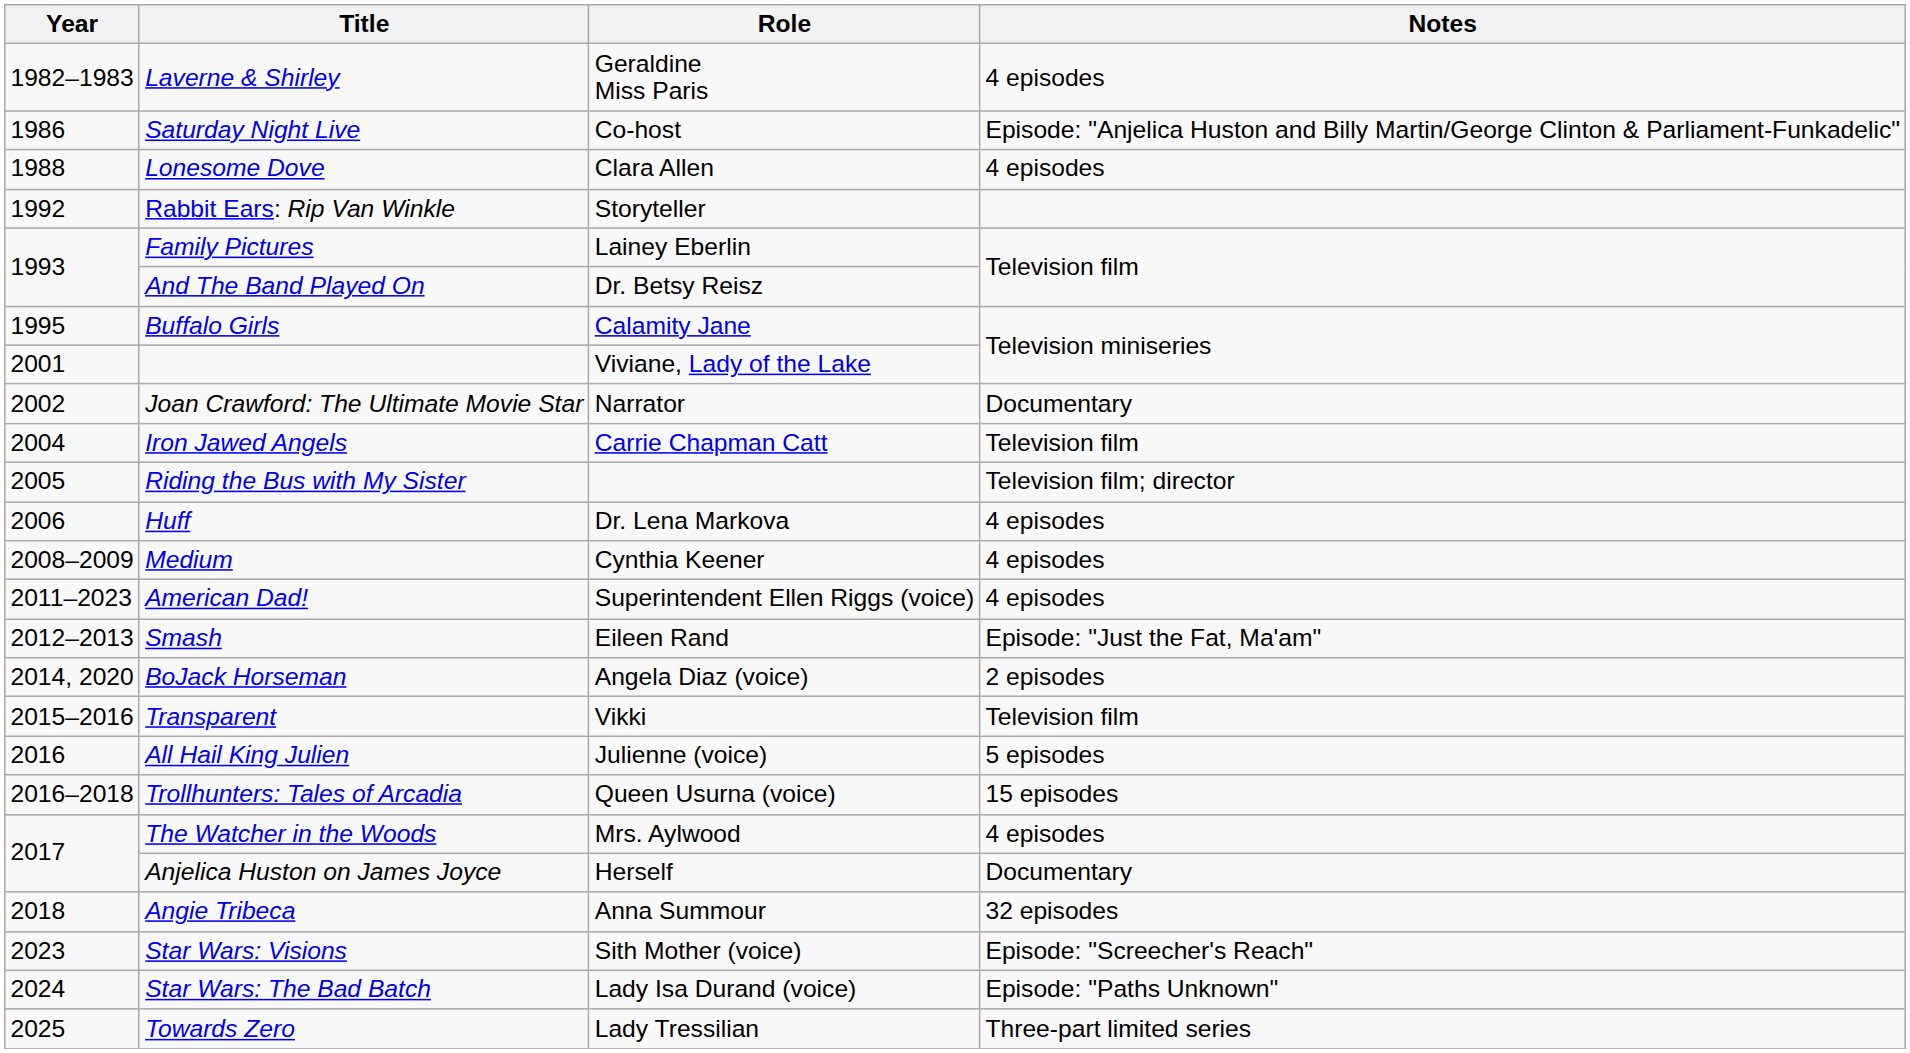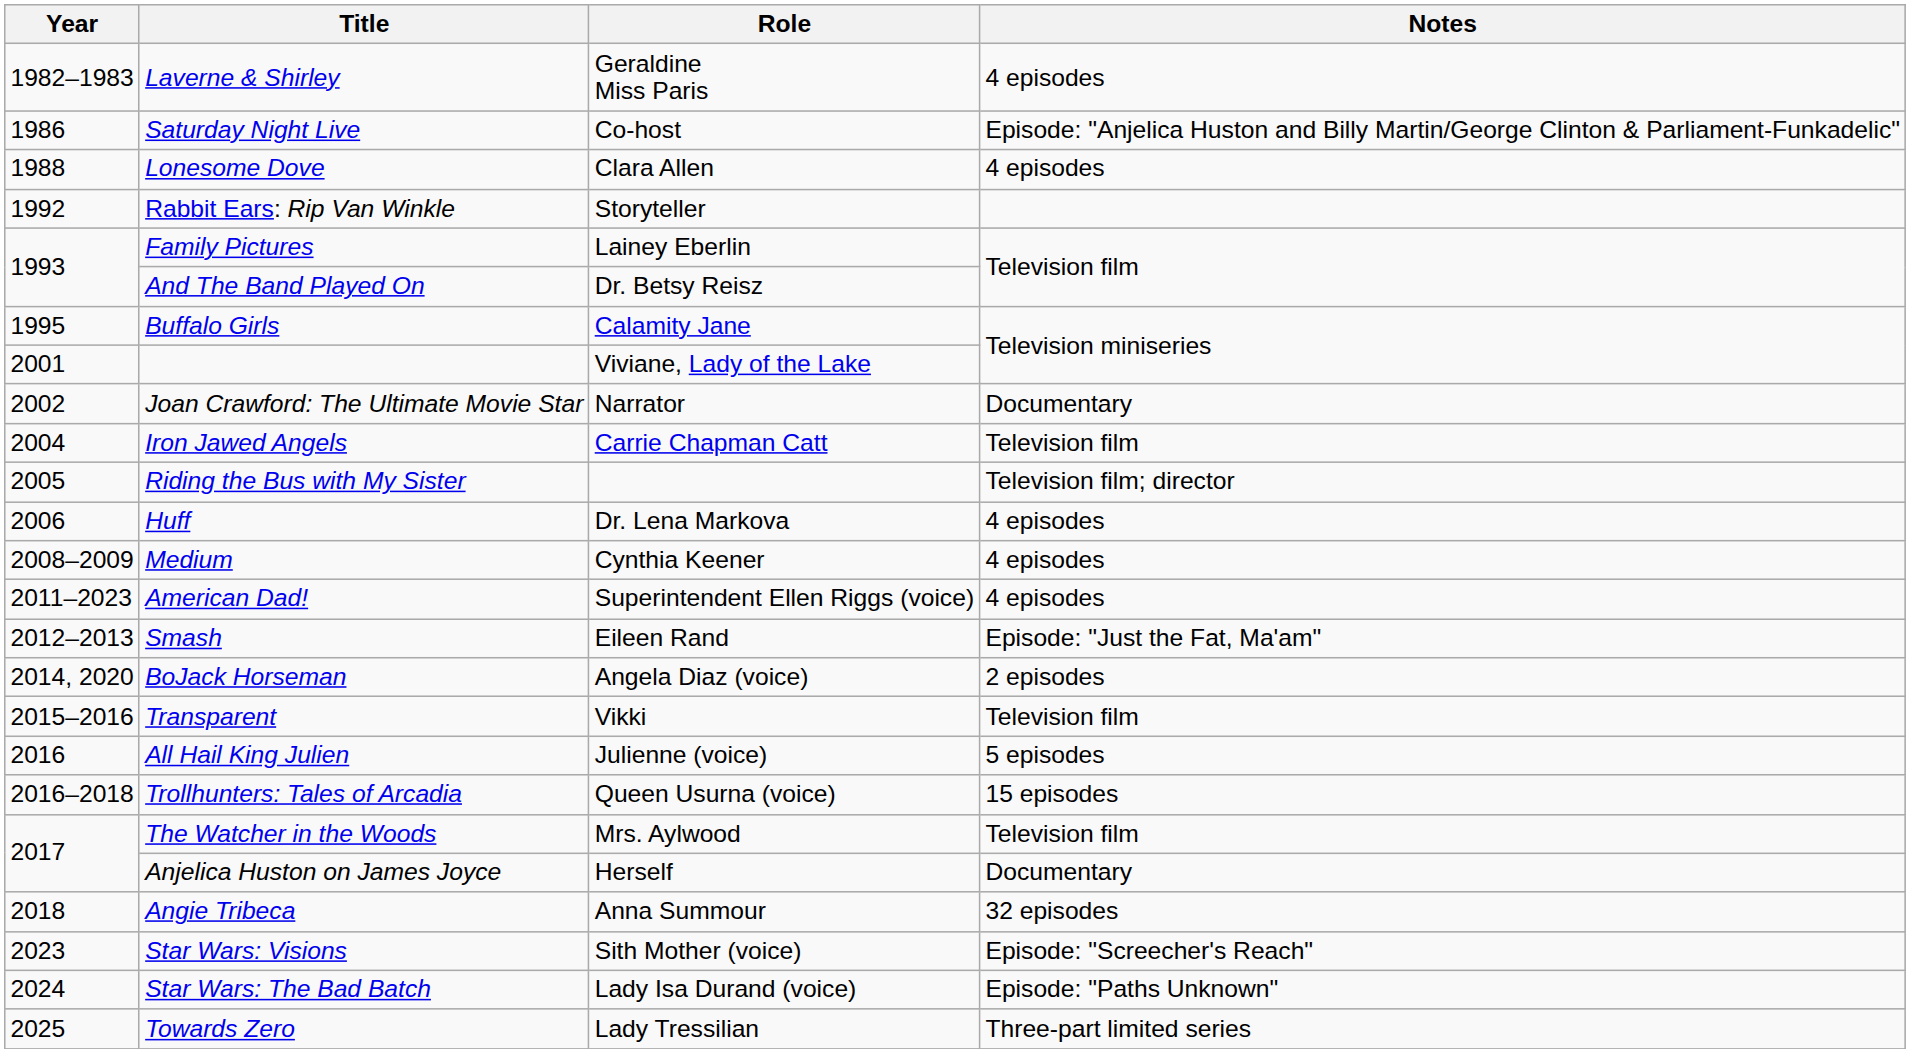(1045, 833) 4 episodes -> (1062, 833) Television film
